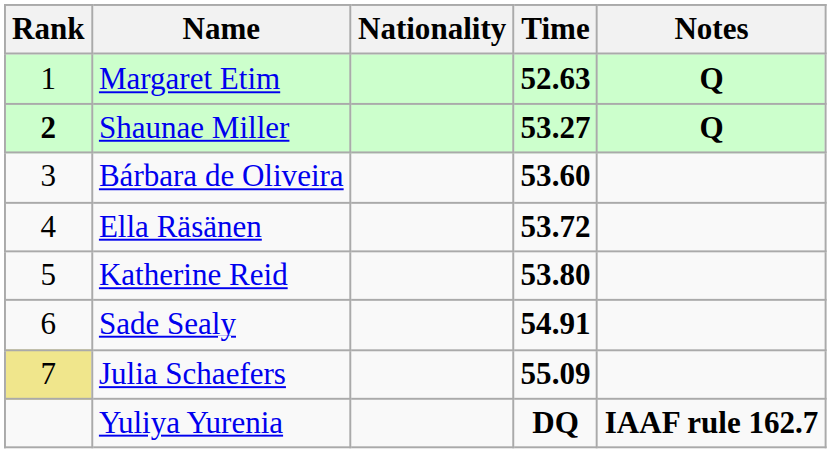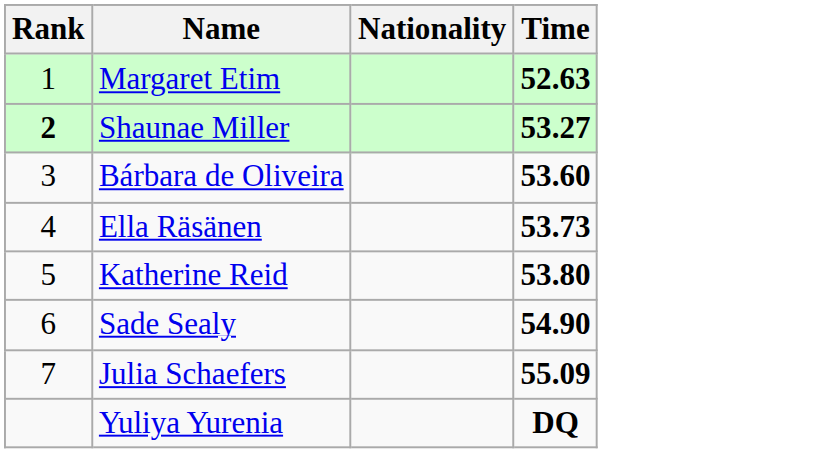- column: (711, 29)
(556, 226) 53.72 -> (556, 226) 53.73
(556, 324) 54.91 -> (556, 324) 54.90
(48, 373) khaki background -> (48, 373) no background
